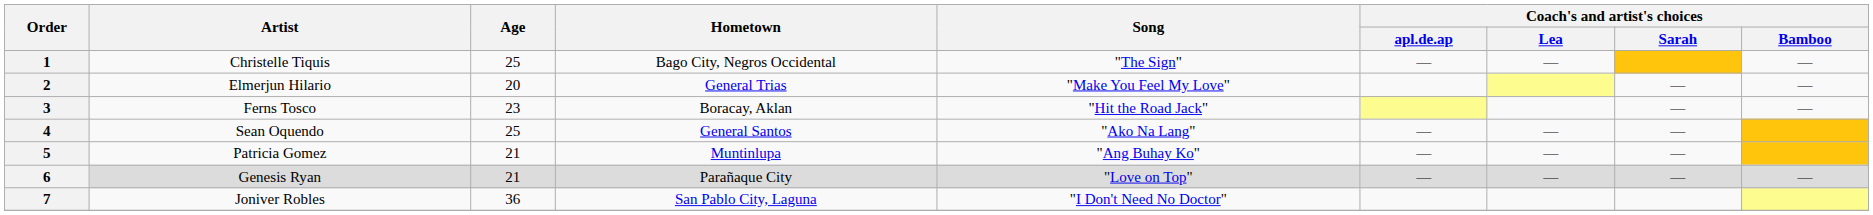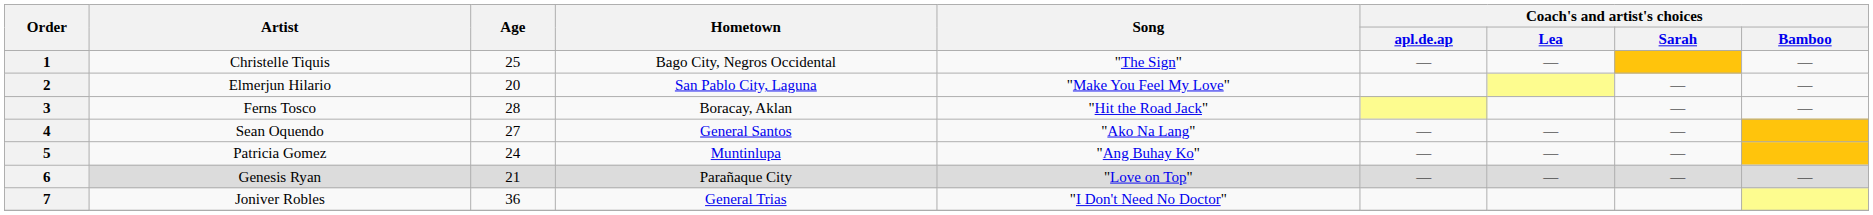(746, 85) General Trias -> (746, 85) San Pablo City, Laguna
(513, 108) 23 -> (513, 108) 28
(513, 130) 25 -> (513, 130) 27
(513, 153) 21 -> (513, 153) 24
(746, 199) San Pablo City, Laguna -> (746, 199) General Trias
